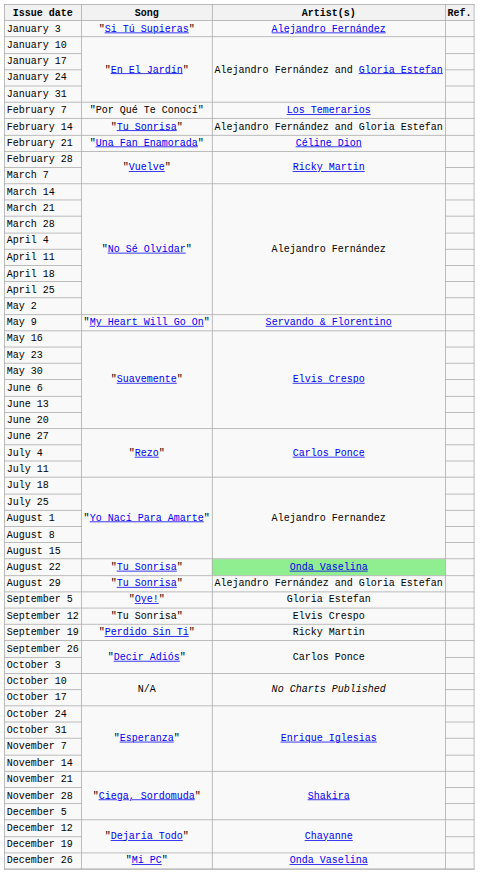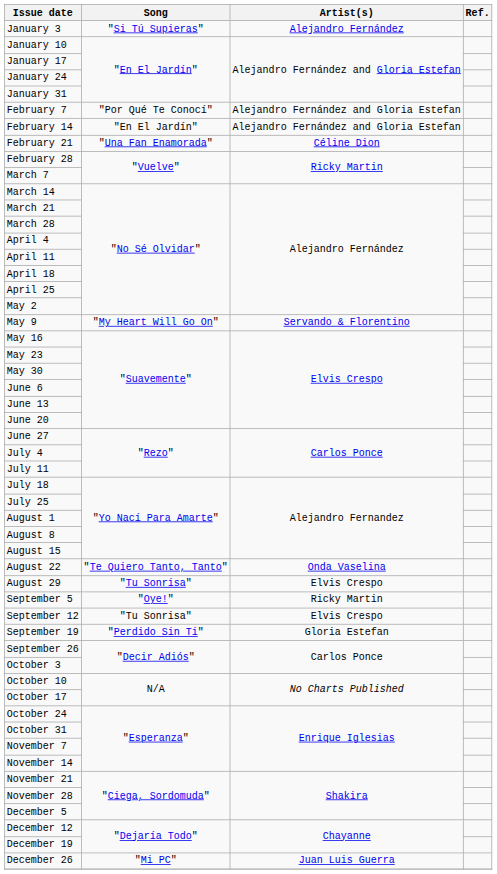(329, 110) Los Temerarios -> (347, 110) Alejandro Fernández and Gloria Estefan
(147, 127) "Tu Sonrisa" -> (156, 127) "En El Jardín"
(147, 567) "Tu Sonrisa" -> (156, 567) "Te Quiero Tanto, Tanto"
(329, 567) lightgreen background -> (347, 567) no background
(329, 584) Alejandro Fernández and Gloria Estefan -> (347, 584) Elvis Crespo
(329, 600) Gloria Estefan -> (347, 600) Ricky Martin
(329, 632) Ricky Martin -> (347, 632) Gloria Estefan
(329, 861) Onda Vaselina -> (347, 861) Juan Luis Guerra
